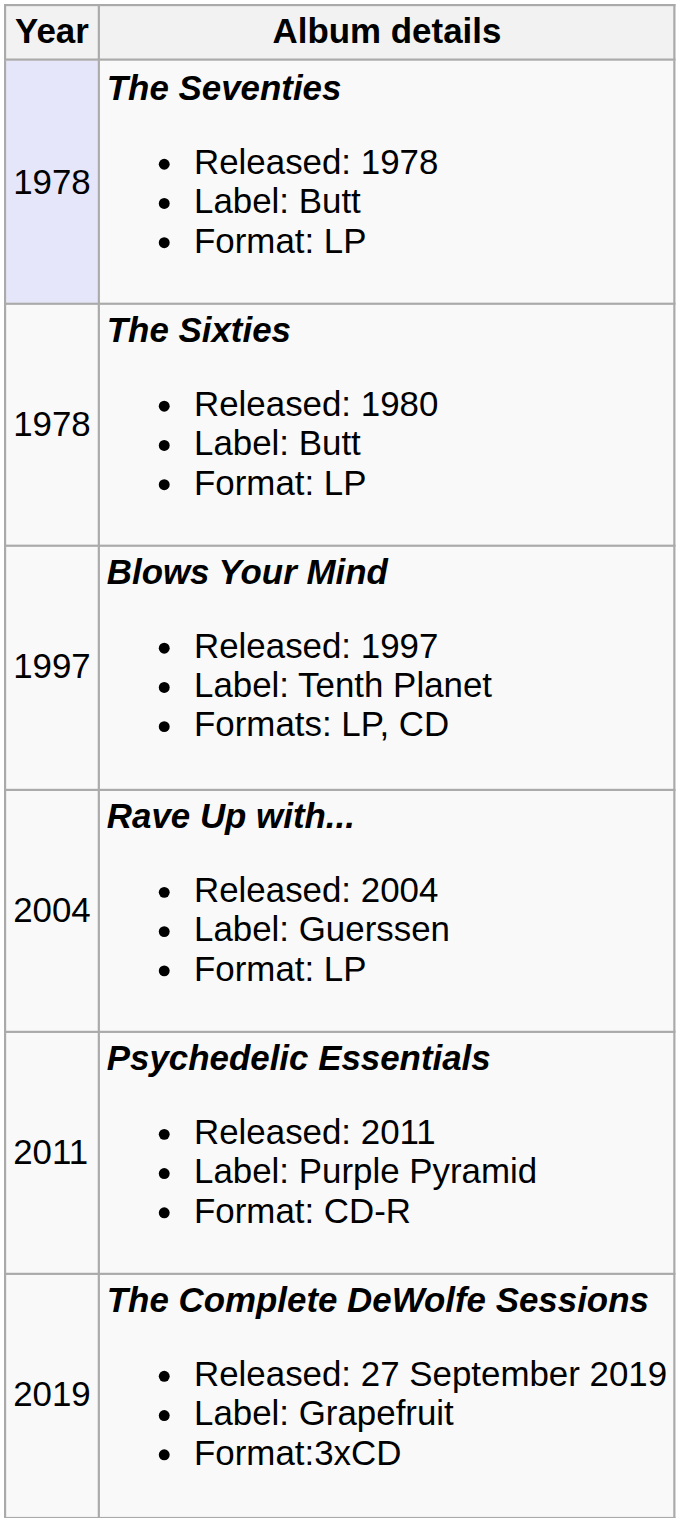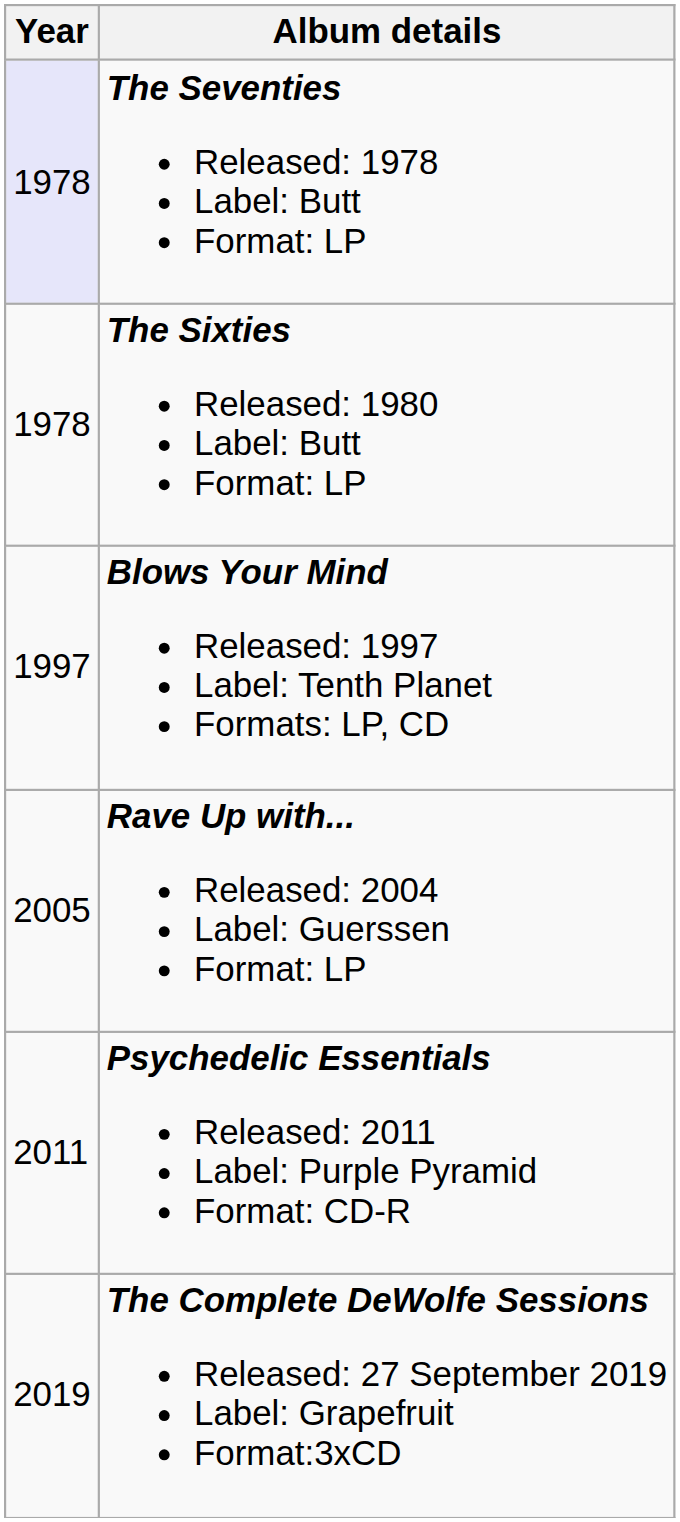(52, 909) 2004 -> (52, 909) 2005
